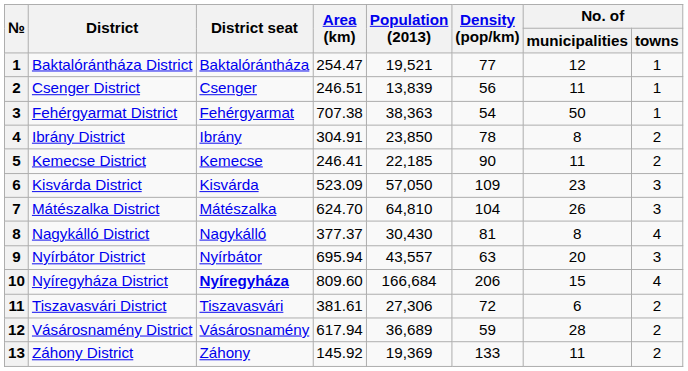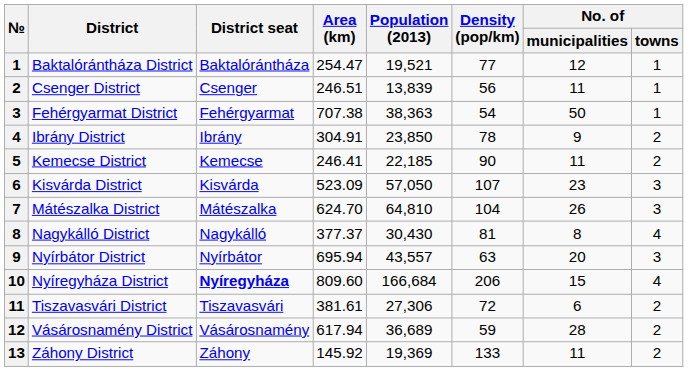(577, 137) 8 -> (577, 137) 9
(487, 185) 109 -> (487, 185) 107
